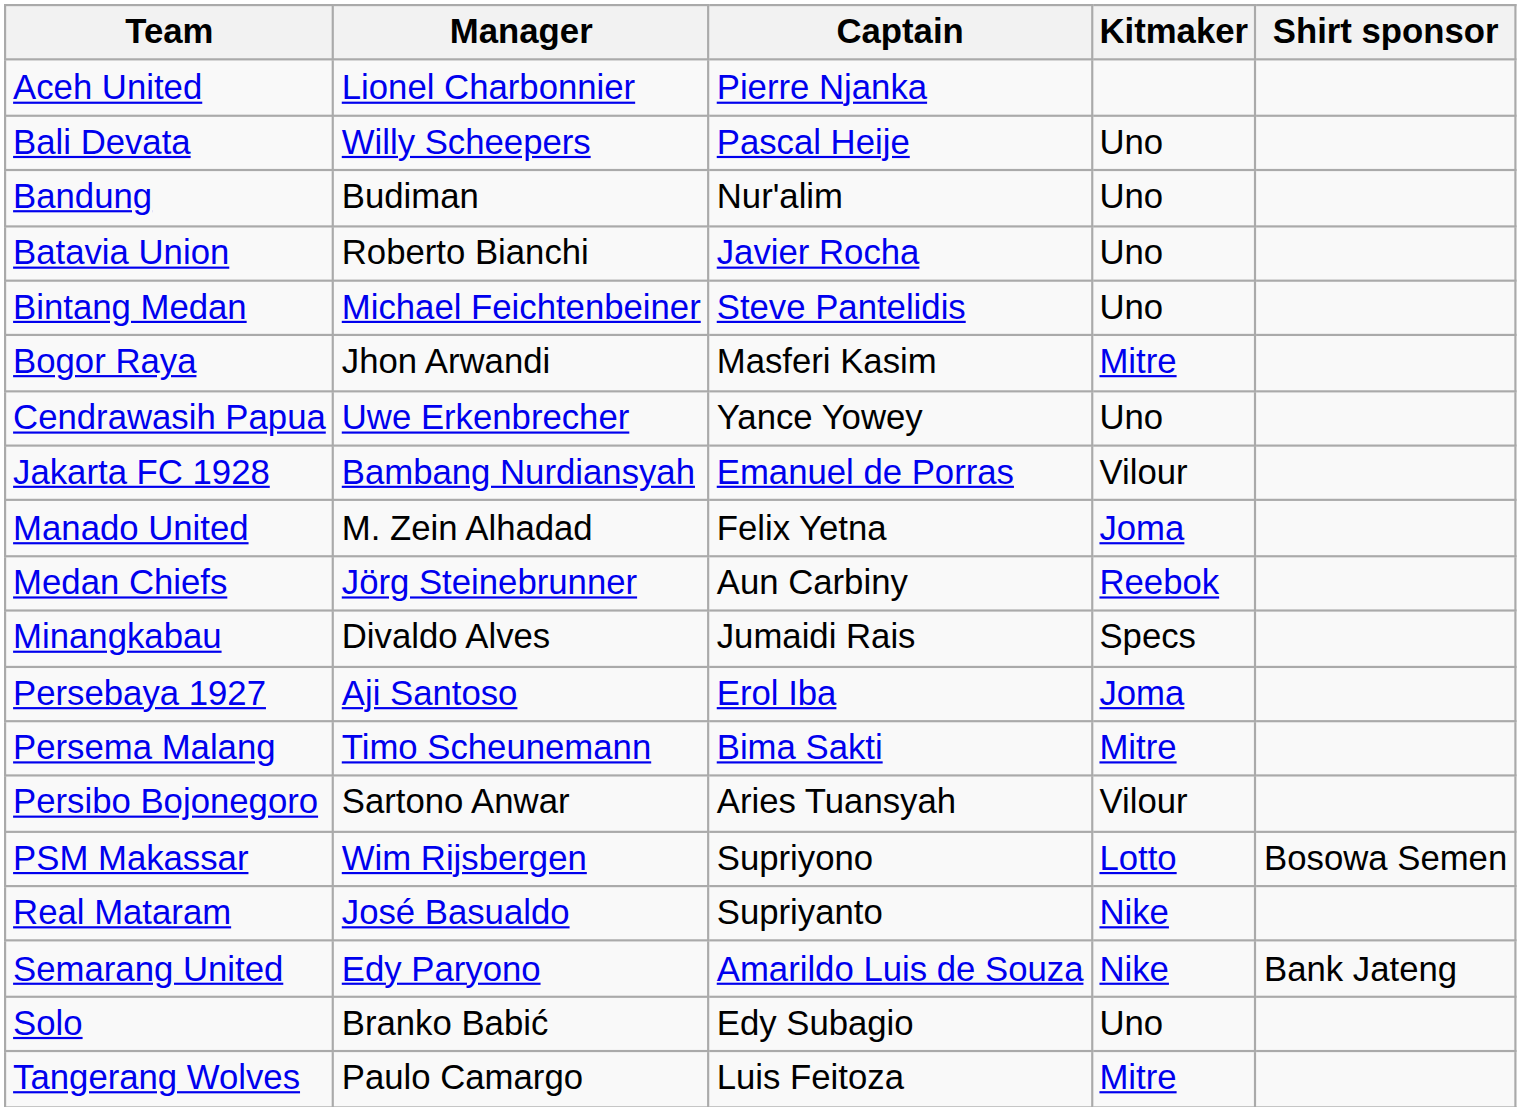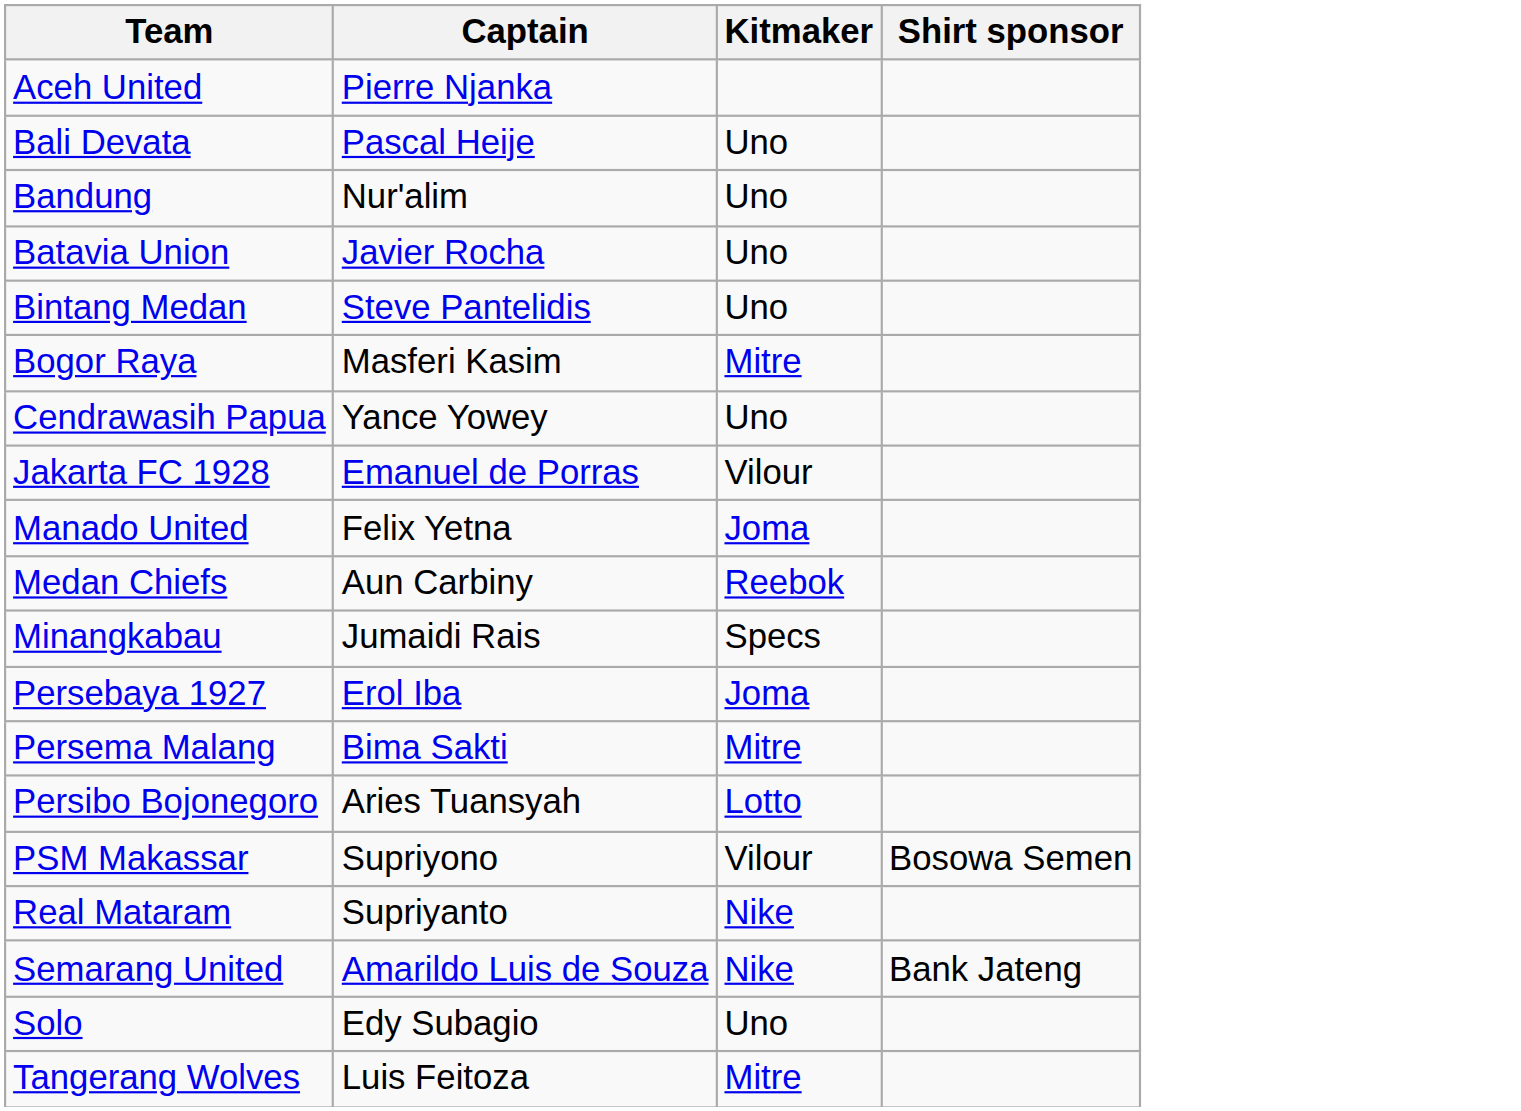- column: (521, 32)
(1144, 802) Vilour -> (763, 802) Lotto
(1138, 857) Lotto -> (769, 857) Vilour
